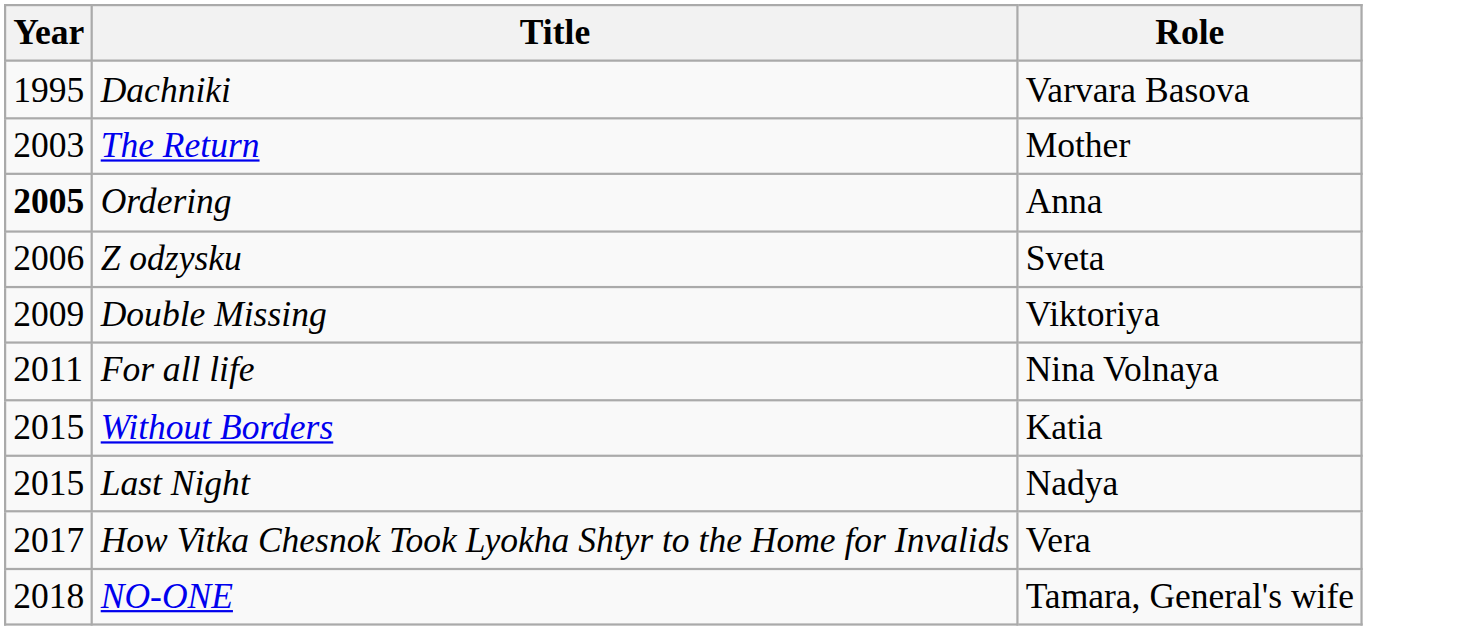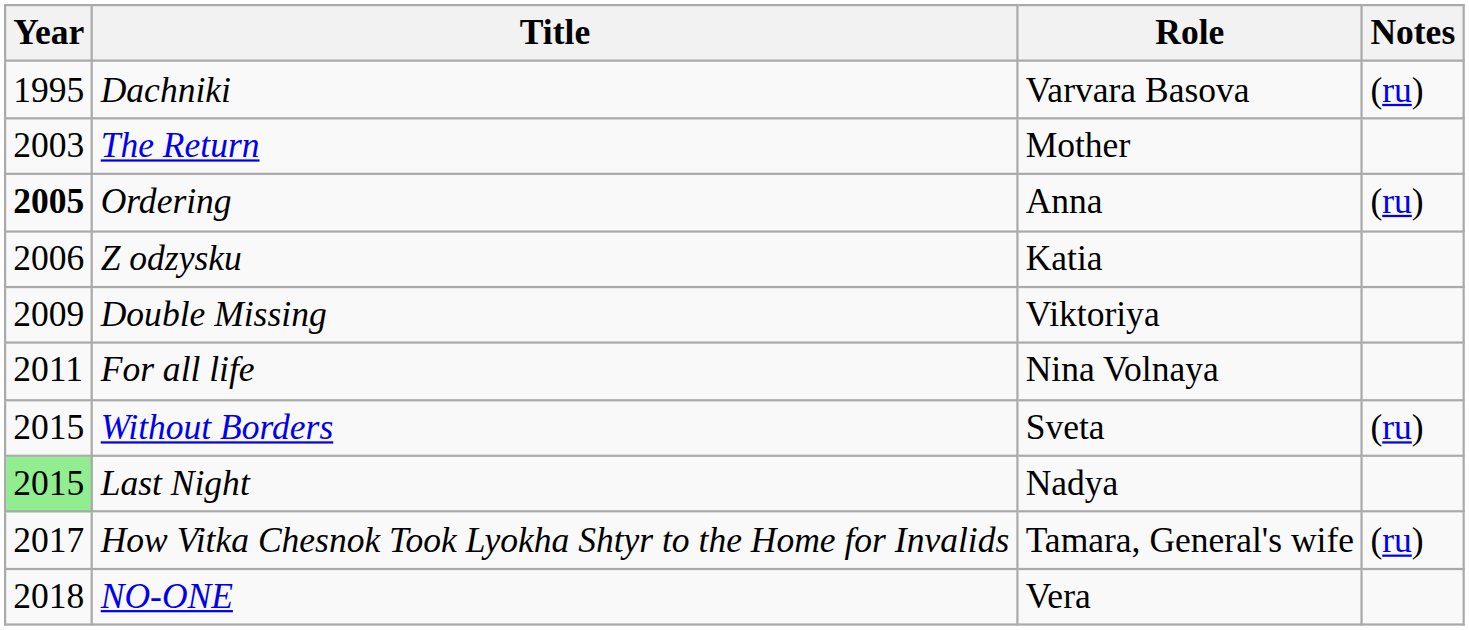+ column: (1413, 32)
(1065, 257) Sveta -> (1064, 257) Katia
(1064, 426) Katia -> (1065, 426) Sveta
(49, 483) no background -> (49, 483) lightgreen background
(1058, 539) Vera -> (1190, 539) Tamara, General's wife
(1190, 595) Tamara, General's wife -> (1058, 595) Vera
